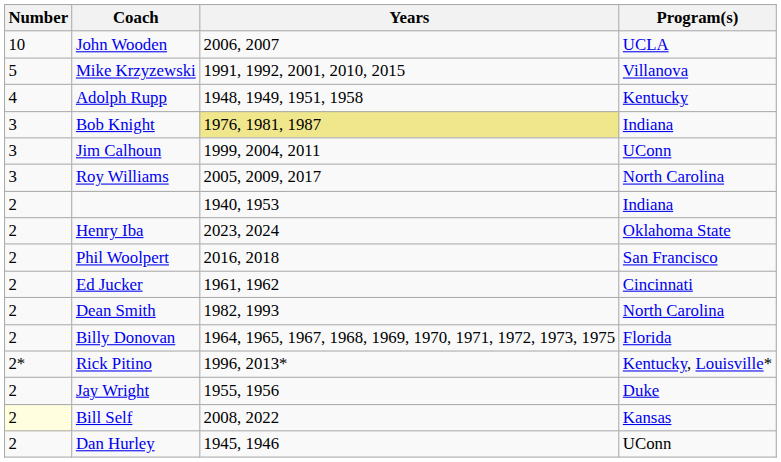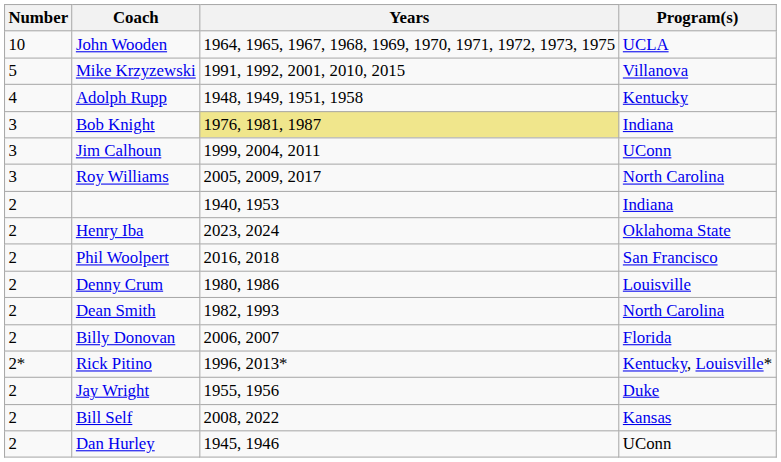(241, 44) 2006, 2007 -> (409, 44) 1964, 1965, 1967, 1968, 1969, 1970, 1971, 1972, 1973, 1975
- row: (109, 284)
+ row: (120, 284)
(409, 337) 1964, 1965, 1967, 1968, 1969, 1970, 1971, 1972, 1973, 1975 -> (241, 337) 2006, 2007
(13, 417) lightyellow background -> (13, 417) no background
